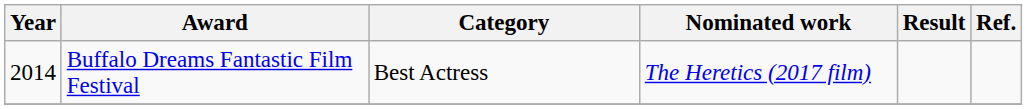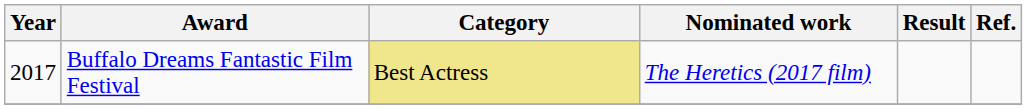(33, 72) 2014 -> (33, 72) 2017
(431, 72) no background -> (431, 72) khaki background
